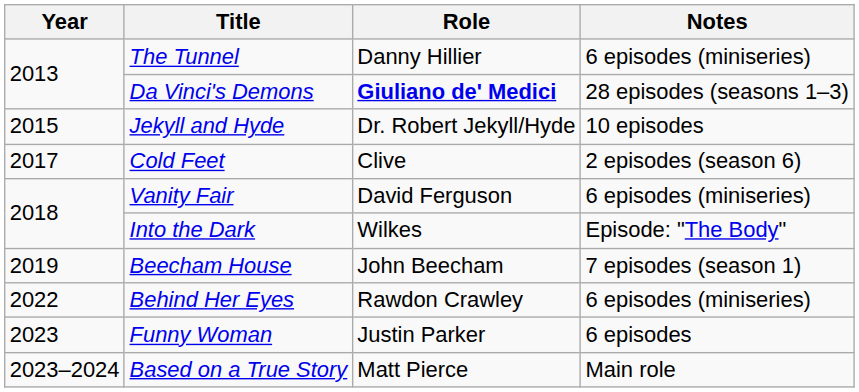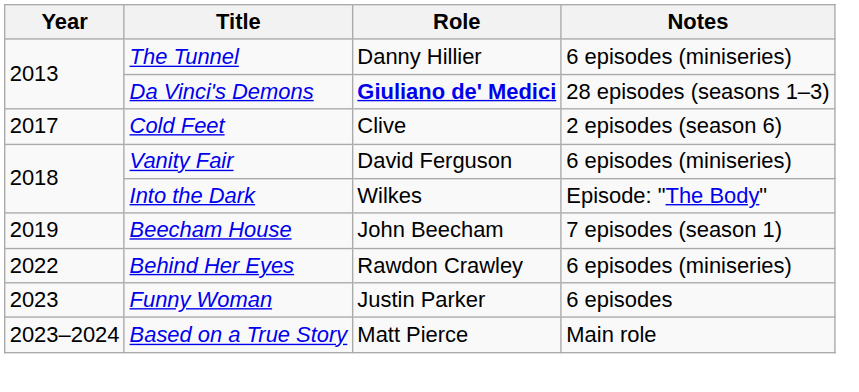- row: (207, 126)
